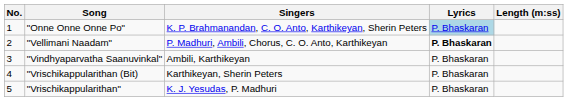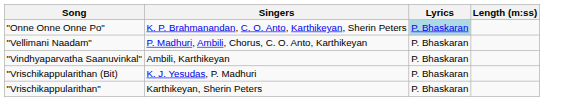- column: (14, 12)
(462, 43) bold -> (440, 43) normal
(224, 74) Karthikeyan, Sherin Peters -> (201, 74) K. J. Yesudas, P. Madhuri
(222, 89) K. J. Yesudas, P. Madhuri -> (204, 89) Karthikeyan, Sherin Peters
